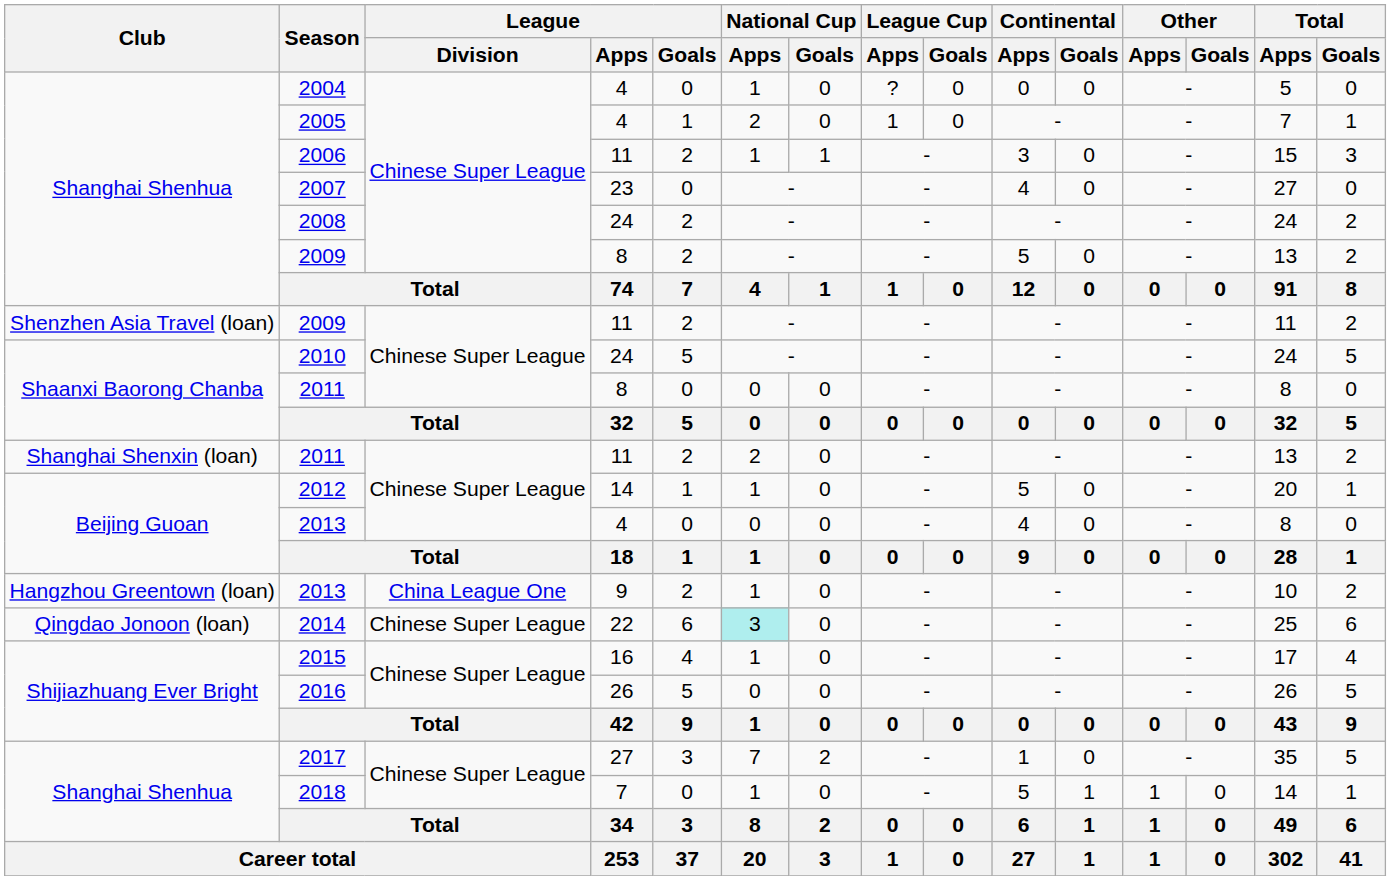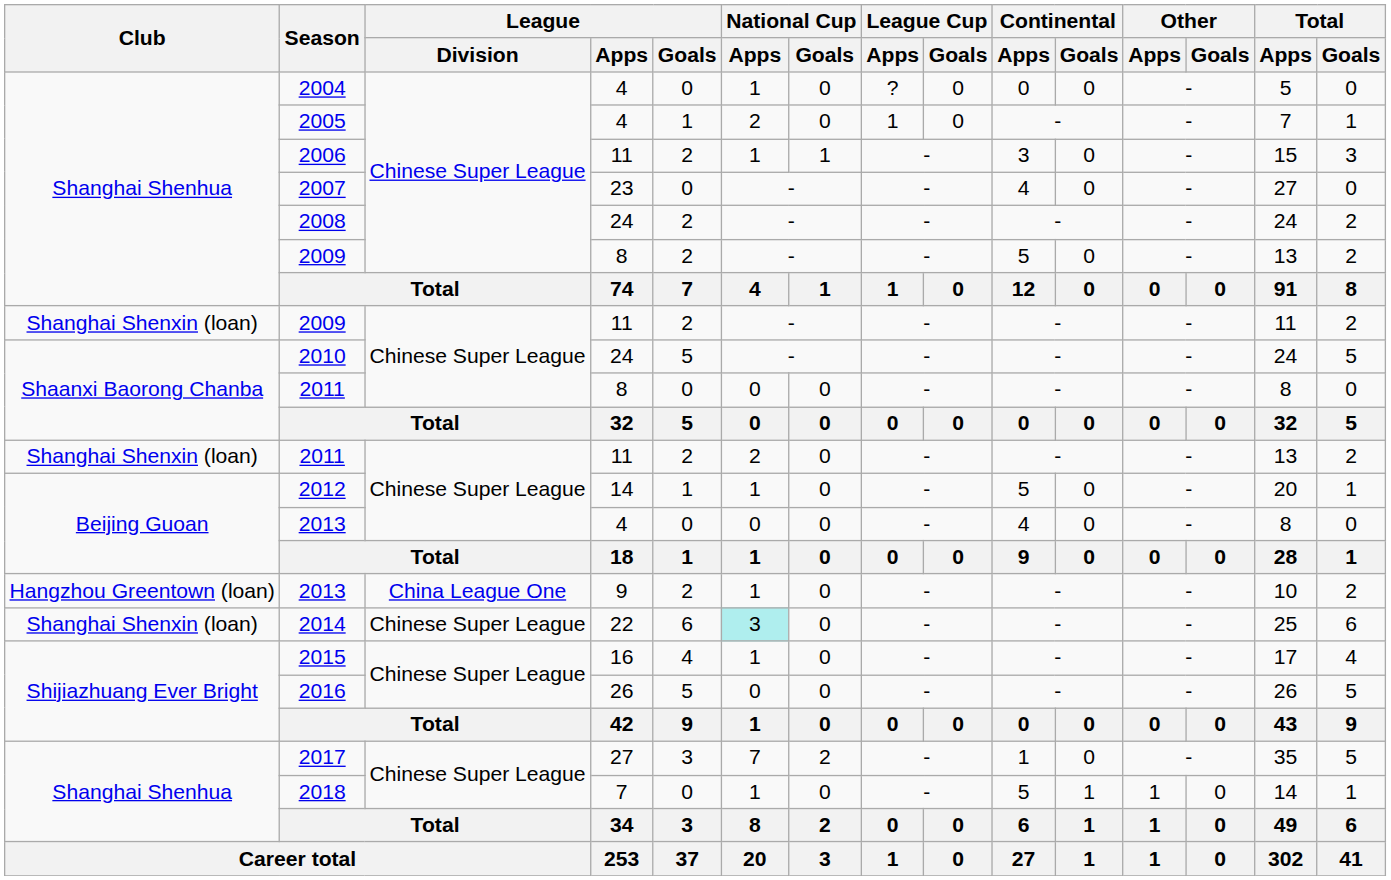(142, 322) Shenzhen Asia Travel (loan) -> (142, 322) Shanghai Shenxin (loan)
(142, 624) Qingdao Jonoon (loan) -> (142, 624) Shanghai Shenxin (loan)
